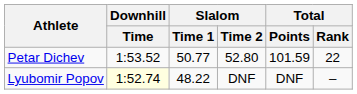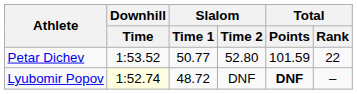(193, 79) 48.22 -> (193, 79) 48.72
(290, 79) normal -> (290, 79) bold
